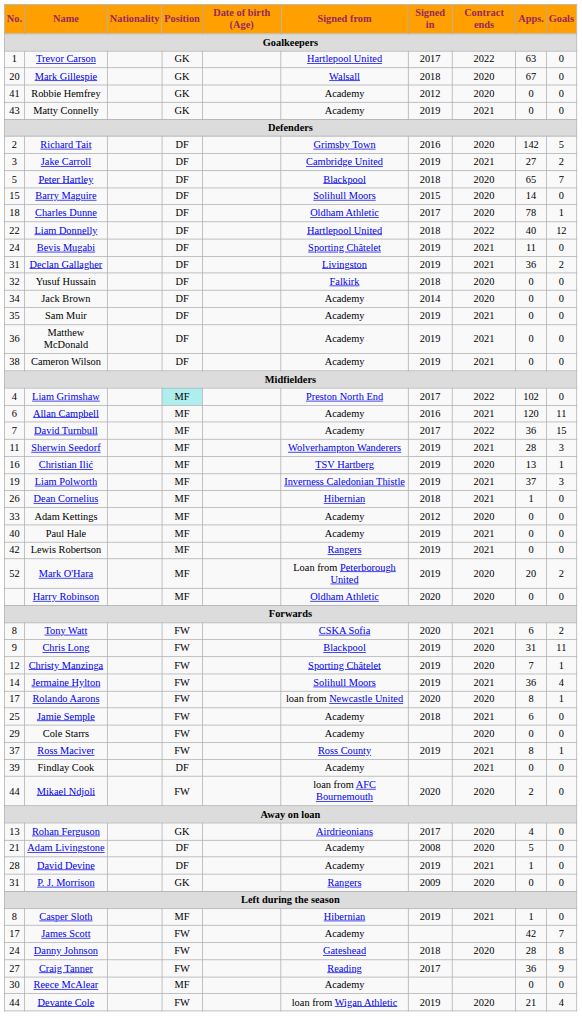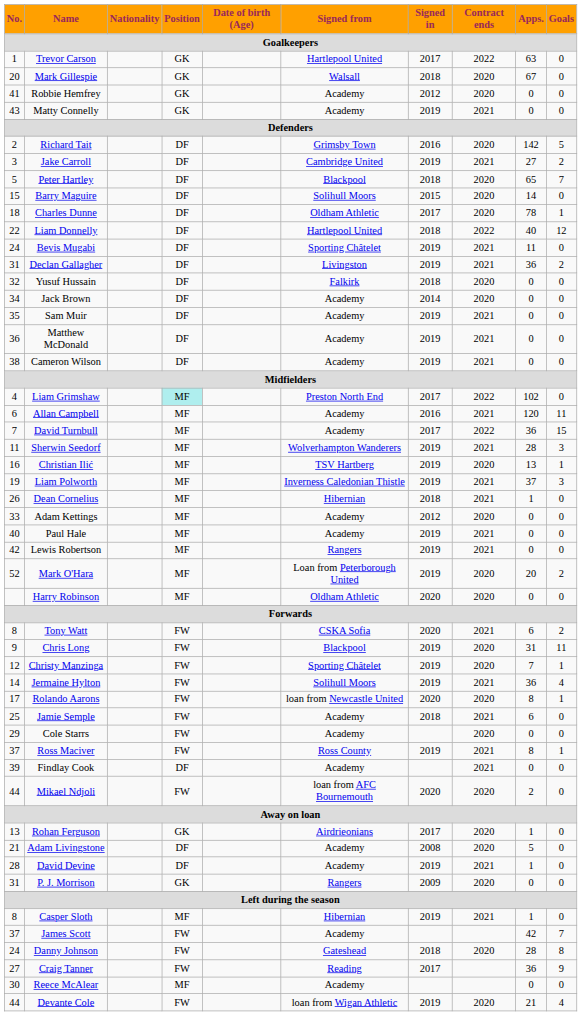(531, 831) 4 -> (531, 831) 1
(14, 934) 17 -> (14, 934) 37
